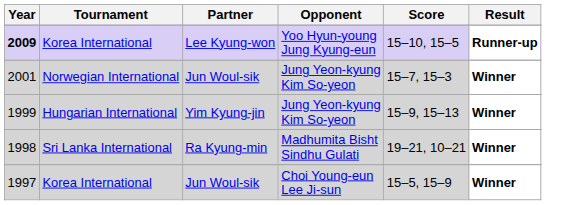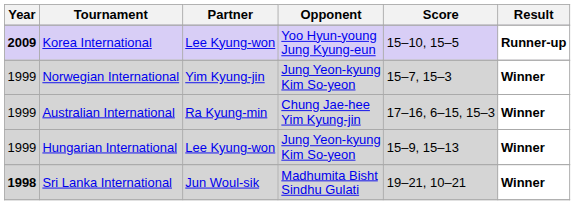(22, 78) 2001 -> (22, 78) 1999
(222, 78) Jun Woul-sik -> (225, 78) Yim Kyung-jin
+ row: (109, 113)
(225, 113) Yim Kyung-jin -> (230, 147) Lee Kyung-won
(22, 147) normal -> (22, 182) bold
(226, 147) Ra Kyung-min -> (222, 182) Jun Woul-sik
- row: (97, 182)
